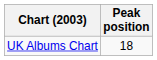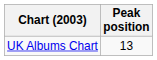(126, 45) 18 -> (126, 45) 13
